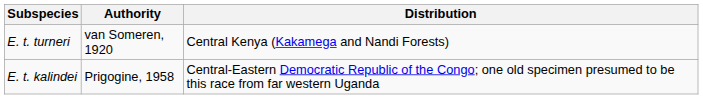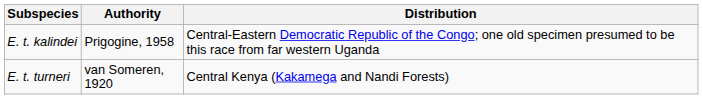rows swapped: (39, 42) <-> (42, 76)
